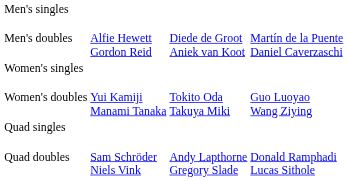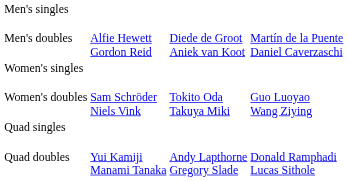(128, 104) Yui Kamiji Manami Tanaka -> (124, 104) Sam Schröder Niels Vink
(124, 163) Sam Schröder Niels Vink -> (128, 163) Yui Kamiji Manami Tanaka
